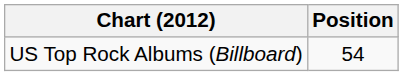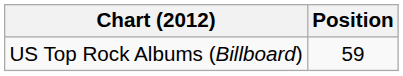(353, 53) 54 -> (353, 53) 59
